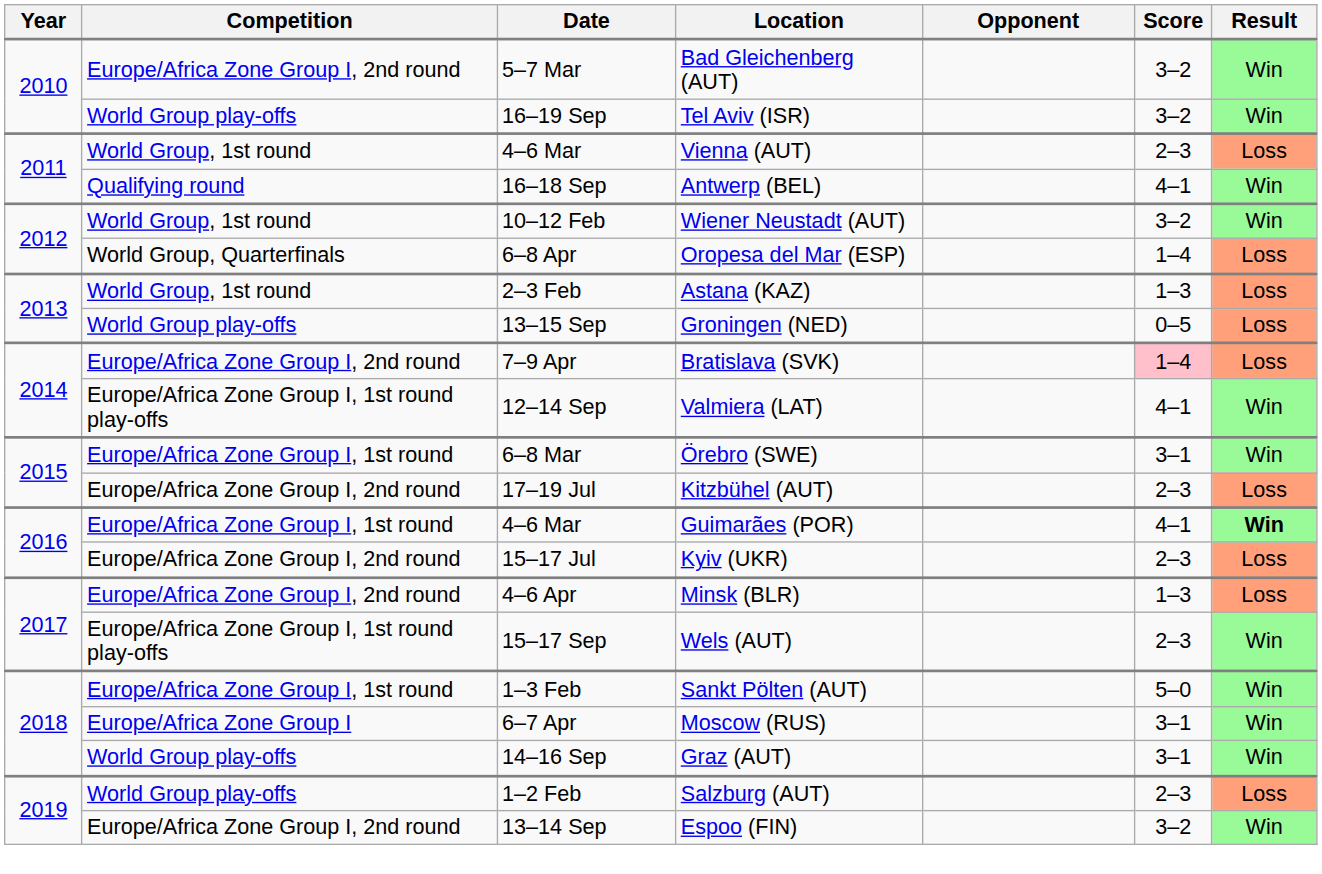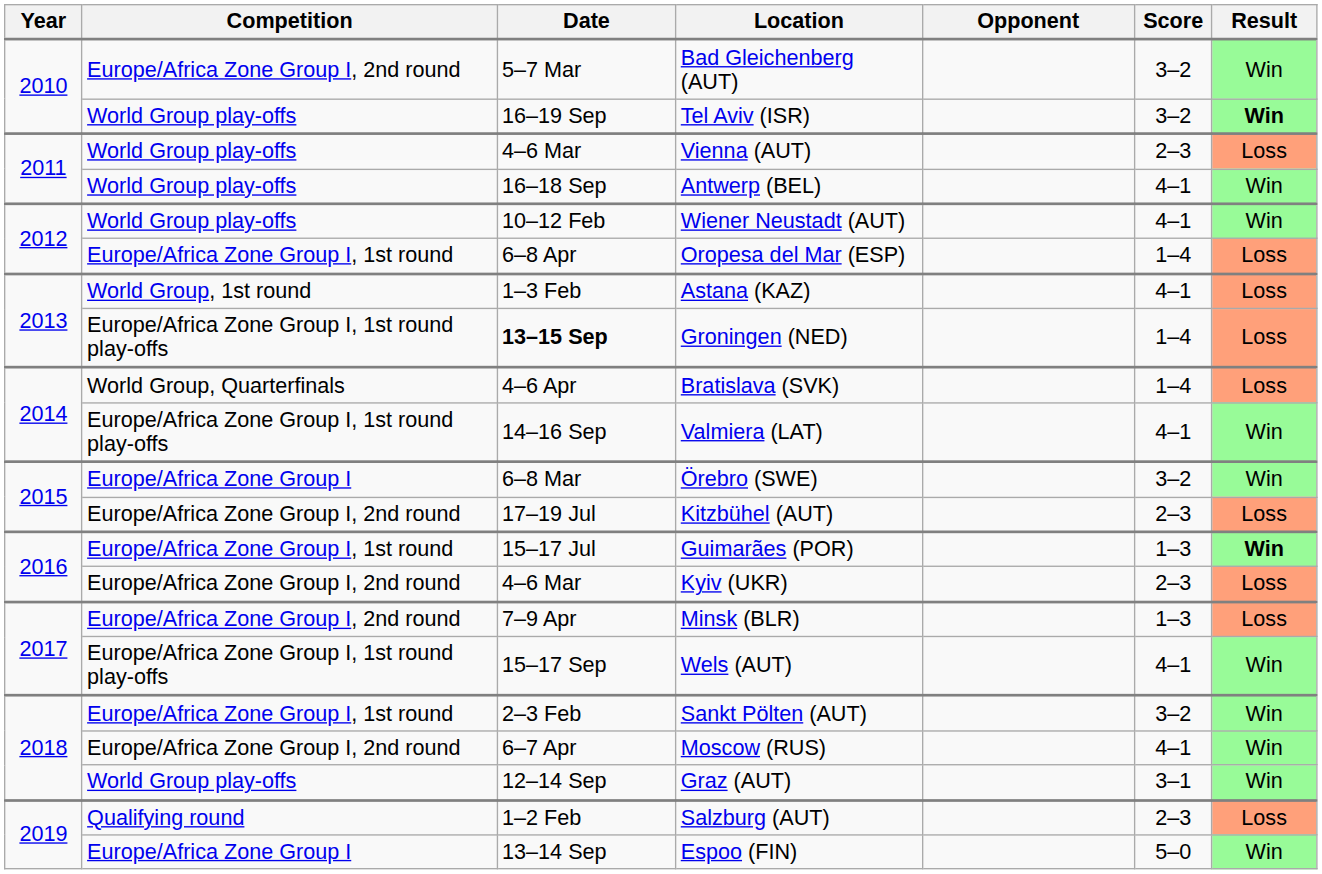(1264, 115) normal -> (1264, 115) bold
(199, 151) World Group, 1st round -> (192, 151) World Group play-offs
(166, 185) Qualifying round -> (192, 185) World Group play-offs
(199, 221) World Group, 1st round -> (192, 221) World Group play-offs
(1173, 221) 3–2 -> (1173, 221) 4–1
(216, 255) World Group, Quarterfinals -> (270, 255) Europe/Africa Zone Group I, 1st round
(542, 291) 2–3 Feb -> (542, 291) 1–3 Feb
(1173, 291) 1–3 -> (1173, 291) 4–1
(192, 325) World Group play-offs -> (270, 337) Europe/Africa Zone Group I, 1st round play-offs
(554, 325) normal -> (555, 337) bold
(1173, 325) 0–5 -> (1173, 337) 1–4
(274, 360) Europe/Africa Zone Group I, 2nd round -> (216, 385) World Group, Quarterfinals
(539, 360) 7–9 Apr -> (539, 385) 4–6 Apr
(1173, 360) pink background -> (1173, 385) no background
(554, 407) 12–14 Sep -> (554, 431) 14–16 Sep
(270, 455) Europe/Africa Zone Group I, 1st round -> (219, 479) Europe/Africa Zone Group I
(1173, 455) 3–1 -> (1173, 479) 3–2
(542, 525) 4–6 Mar -> (549, 549) 15–17 Jul
(1173, 525) 4–1 -> (1173, 549) 1–3
(549, 559) 15–17 Jul -> (542, 583) 4–6 Mar
(539, 594) 4–6 Apr -> (539, 619) 7–9 Apr
(1173, 641) 2–3 -> (1173, 665) 4–1
(542, 689) 1–3 Feb -> (542, 713) 2–3 Feb
(1173, 689) 5–0 -> (1173, 713) 3–2
(219, 723) Europe/Africa Zone Group I -> (274, 747) Europe/Africa Zone Group I, 2nd round
(1173, 723) 3–1 -> (1173, 747) 4–1
(554, 757) 14–16 Sep -> (554, 781) 12–14 Sep
(192, 793) World Group play-offs -> (166, 817) Qualifying round
(274, 827) Europe/Africa Zone Group I, 2nd round -> (219, 851) Europe/Africa Zone Group I
(1173, 827) 3–2 -> (1173, 851) 5–0
